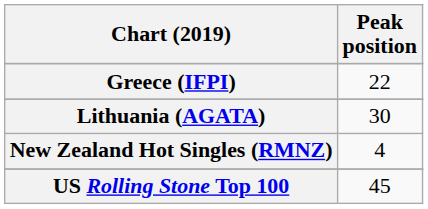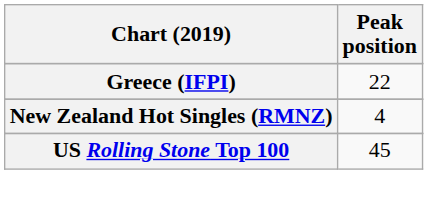- row: (171, 116)
